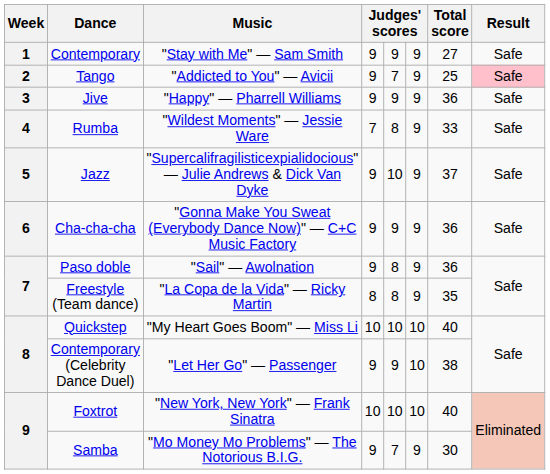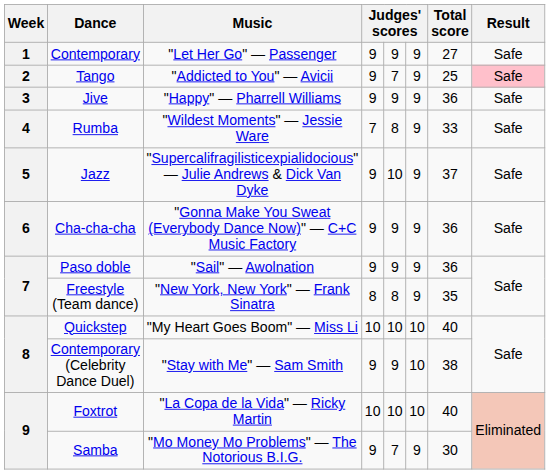(252, 53) "Stay with Me" — Sam Smith -> (252, 53) "Let Her Go" — Passenger
(395, 267) 8 -> (395, 267) 9
(252, 297) "La Copa de la Vida" — Ricky Martin -> (252, 297) "New York, New York" — Frank Sinatra
(252, 365) "Let Her Go" — Passenger -> (252, 365) "Stay with Me" — Sam Smith
(252, 411) "New York, New York" — Frank Sinatra -> (252, 411) "La Copa de la Vida" — Ricky Martin
